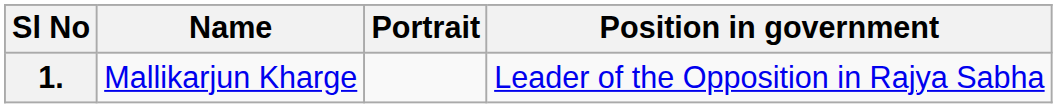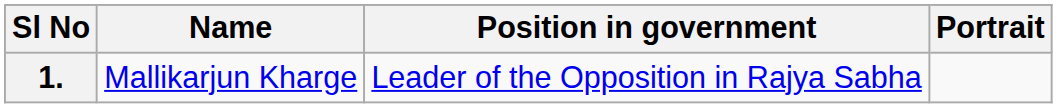columns swapped: (426, 28) <-> (769, 28)
